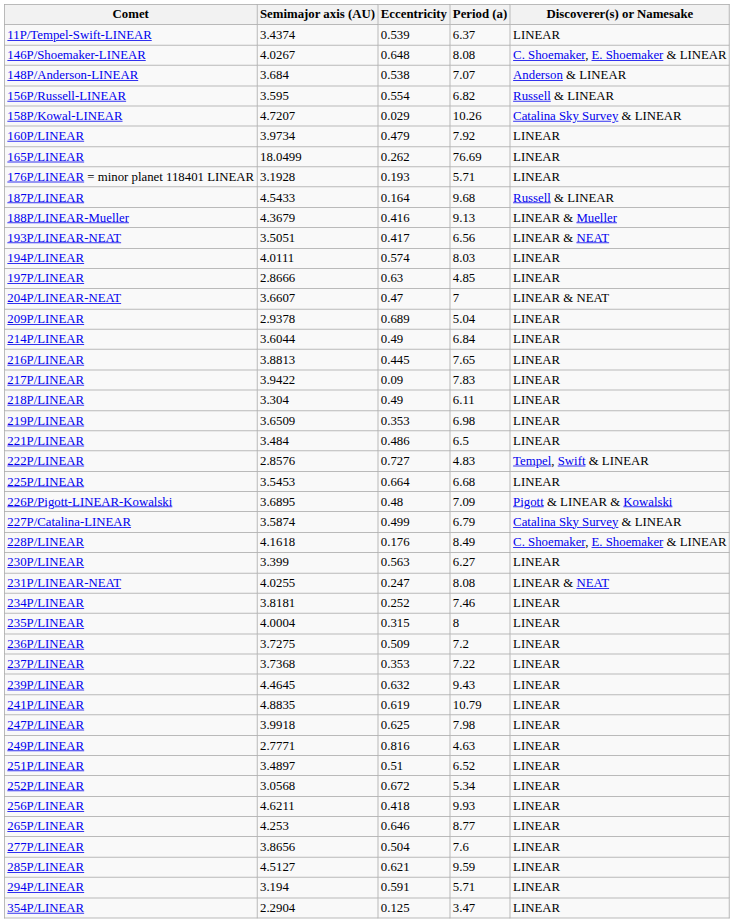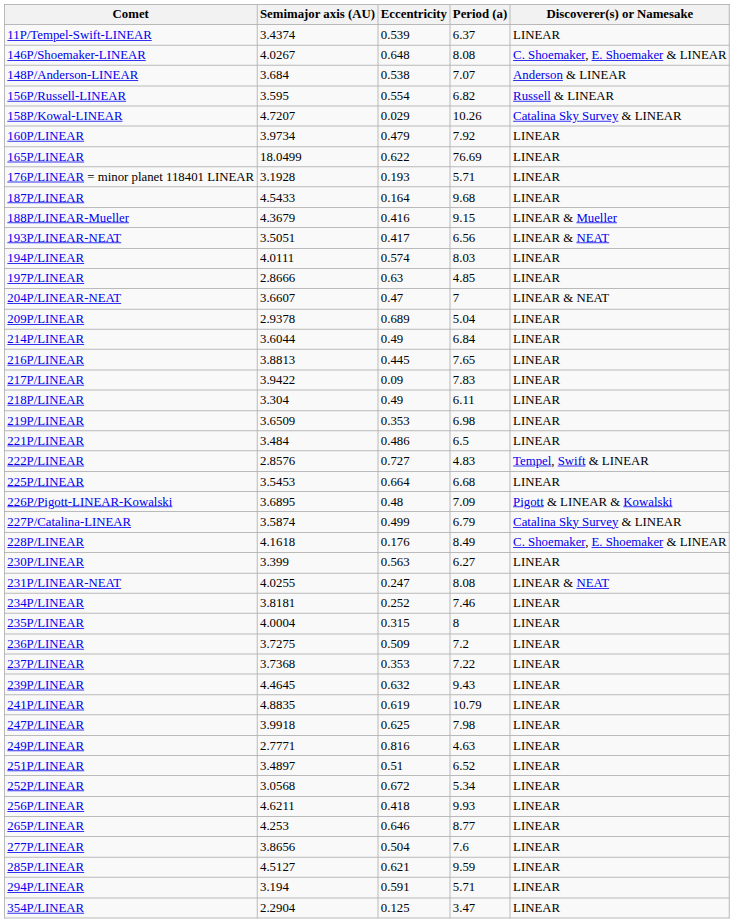(395, 156) 0.262 -> (395, 156) 0.622
(564, 197) Russell & LINEAR -> (537, 197) LINEAR
(464, 217) 9.13 -> (464, 217) 9.15
